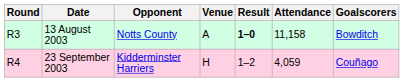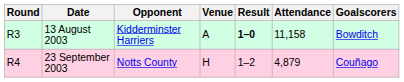(147, 35) Notts County -> (149, 35) Kidderminster Harriers
(149, 63) Kidderminster Harriers -> (147, 63) Notts County
(287, 63) 4,059 -> (287, 63) 4,879
